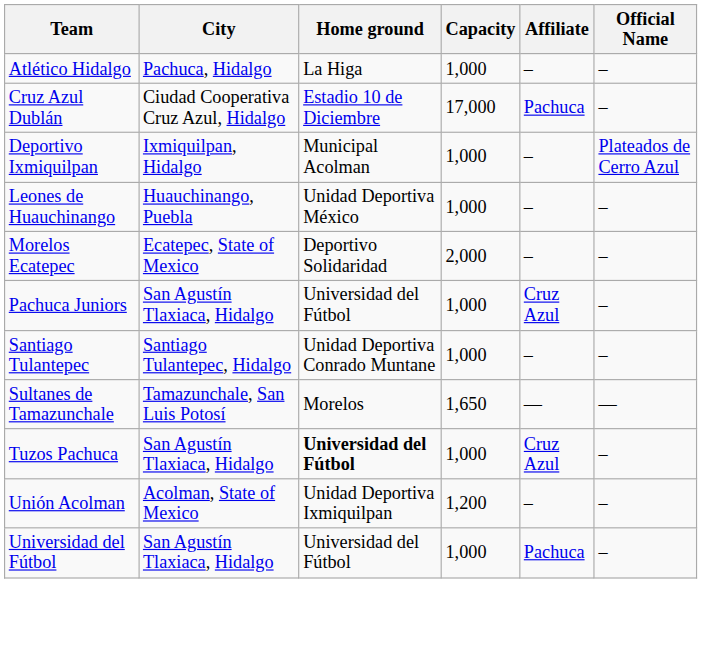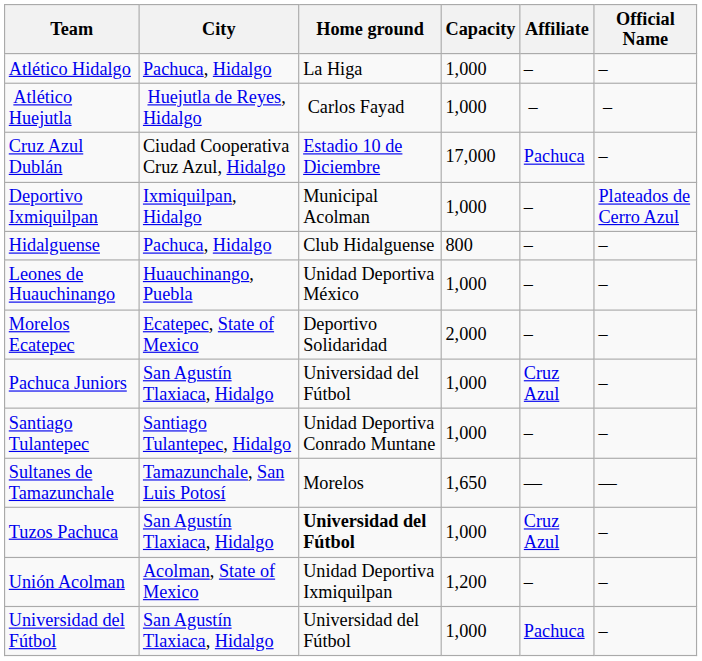+ row: (42, 107)
+ row: (54, 245)
